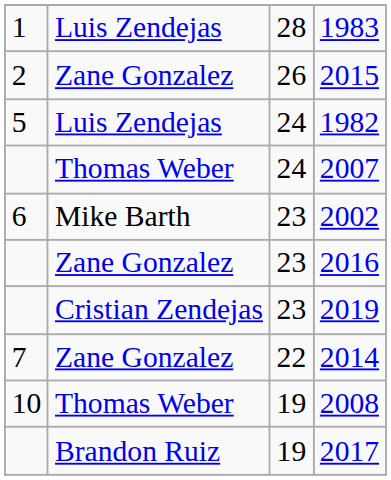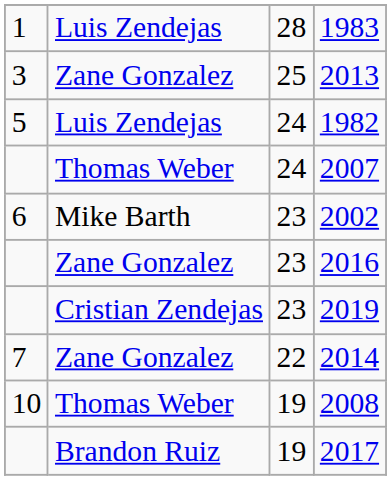- row: (349, 74)
+ row: (349, 74)
